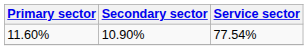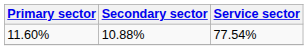(123, 34) 10.90% -> (123, 34) 10.88%
